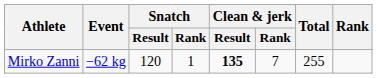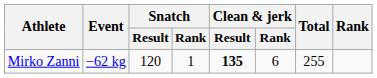(275, 61) 7 -> (275, 61) 6
